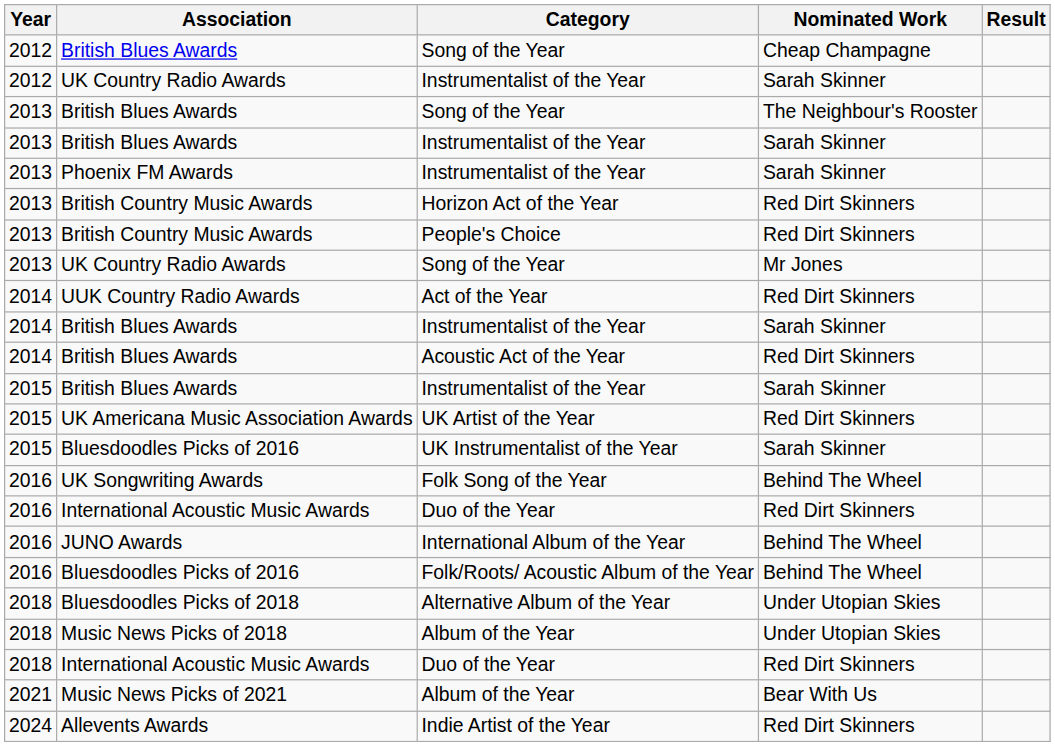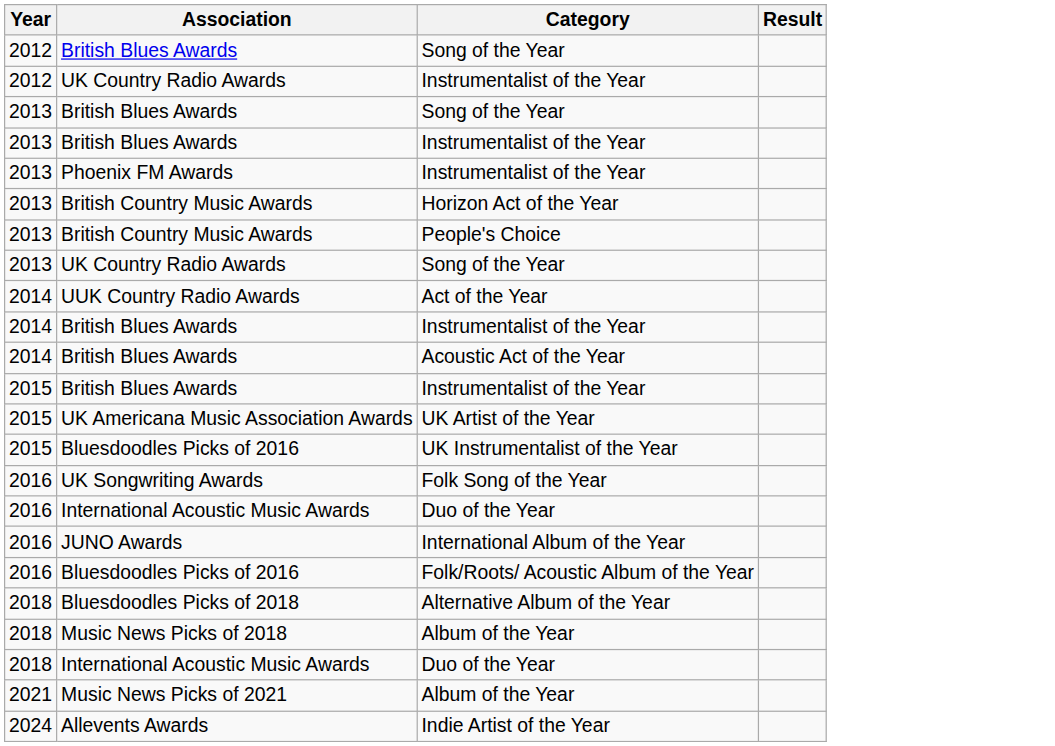- column: (870, 19)
